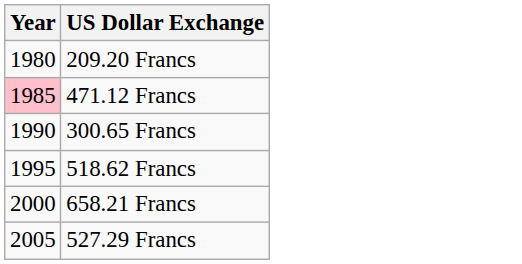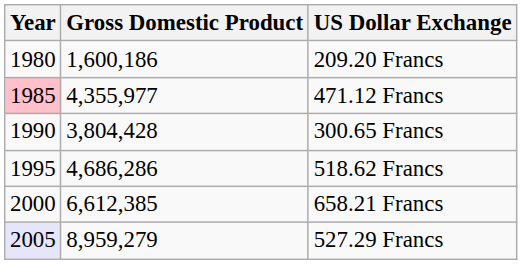+ column: (185, 22)
(33, 240) no background -> (33, 240) lavender background
